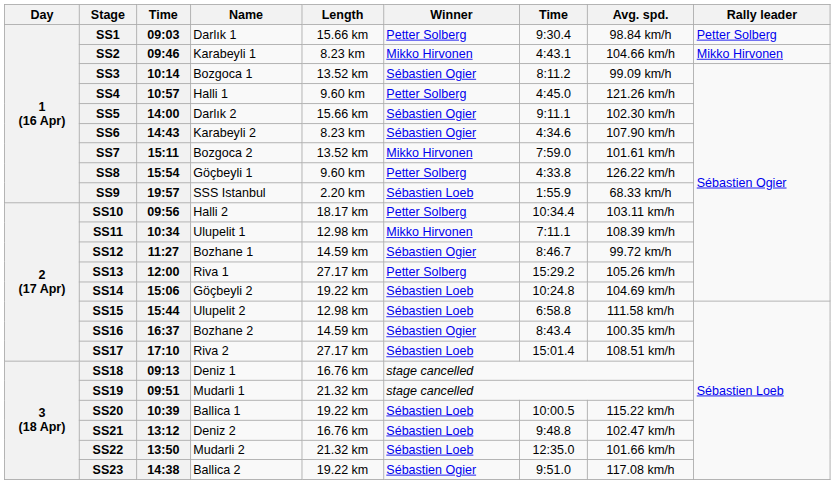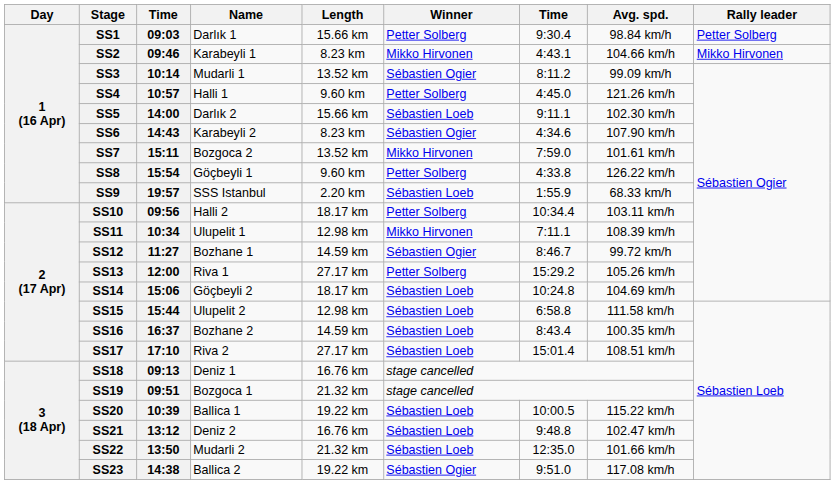(223, 74) Bozgoca 1 -> (219, 74) Mudarli 1
(431, 114) Sébastien Ogier -> (430, 114) Sébastien Loeb
(343, 292) 19.22 km -> (343, 292) 18.17 km
(431, 331) Sébastien Ogier -> (430, 331) Sébastien Loeb
(219, 391) Mudarli 1 -> (223, 391) Bozgoca 1
